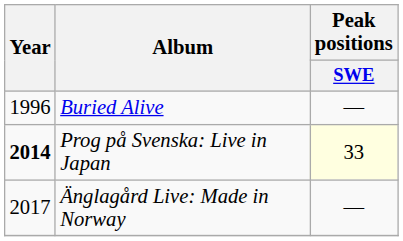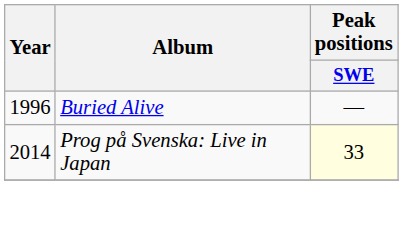(30, 151) bold -> (30, 151) normal
- row: (164, 207)
